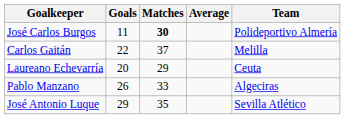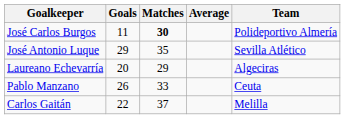rows swapped: (39, 50) <-> (53, 104)
(248, 68) Ceuta -> (256, 68) Algeciras
(256, 86) Algeciras -> (248, 86) Ceuta
